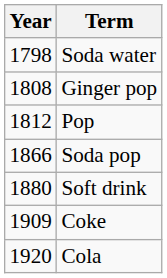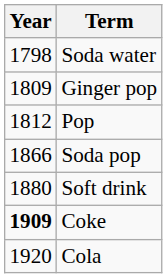(31, 88) 1808 -> (31, 88) 1809
(31, 222) normal -> (31, 222) bold
